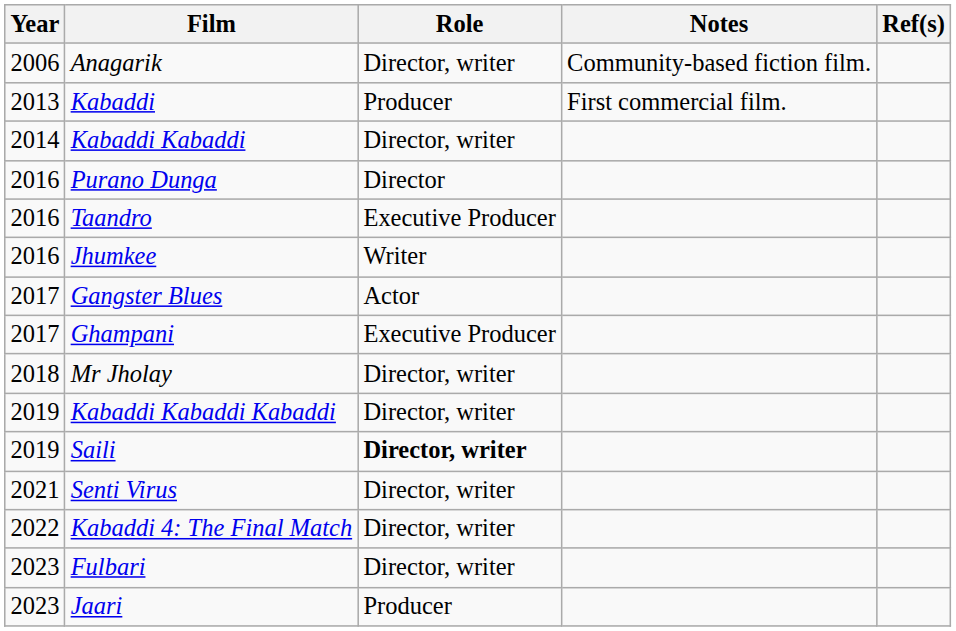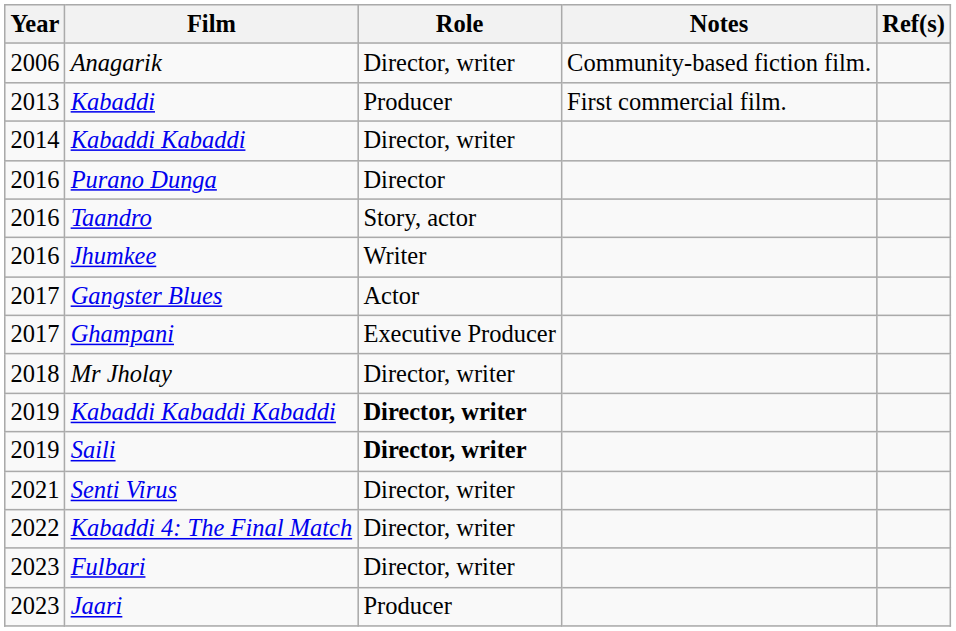(460, 218) Executive Producer -> (420, 218) Story, actor
(439, 412) normal -> (445, 412) bold
